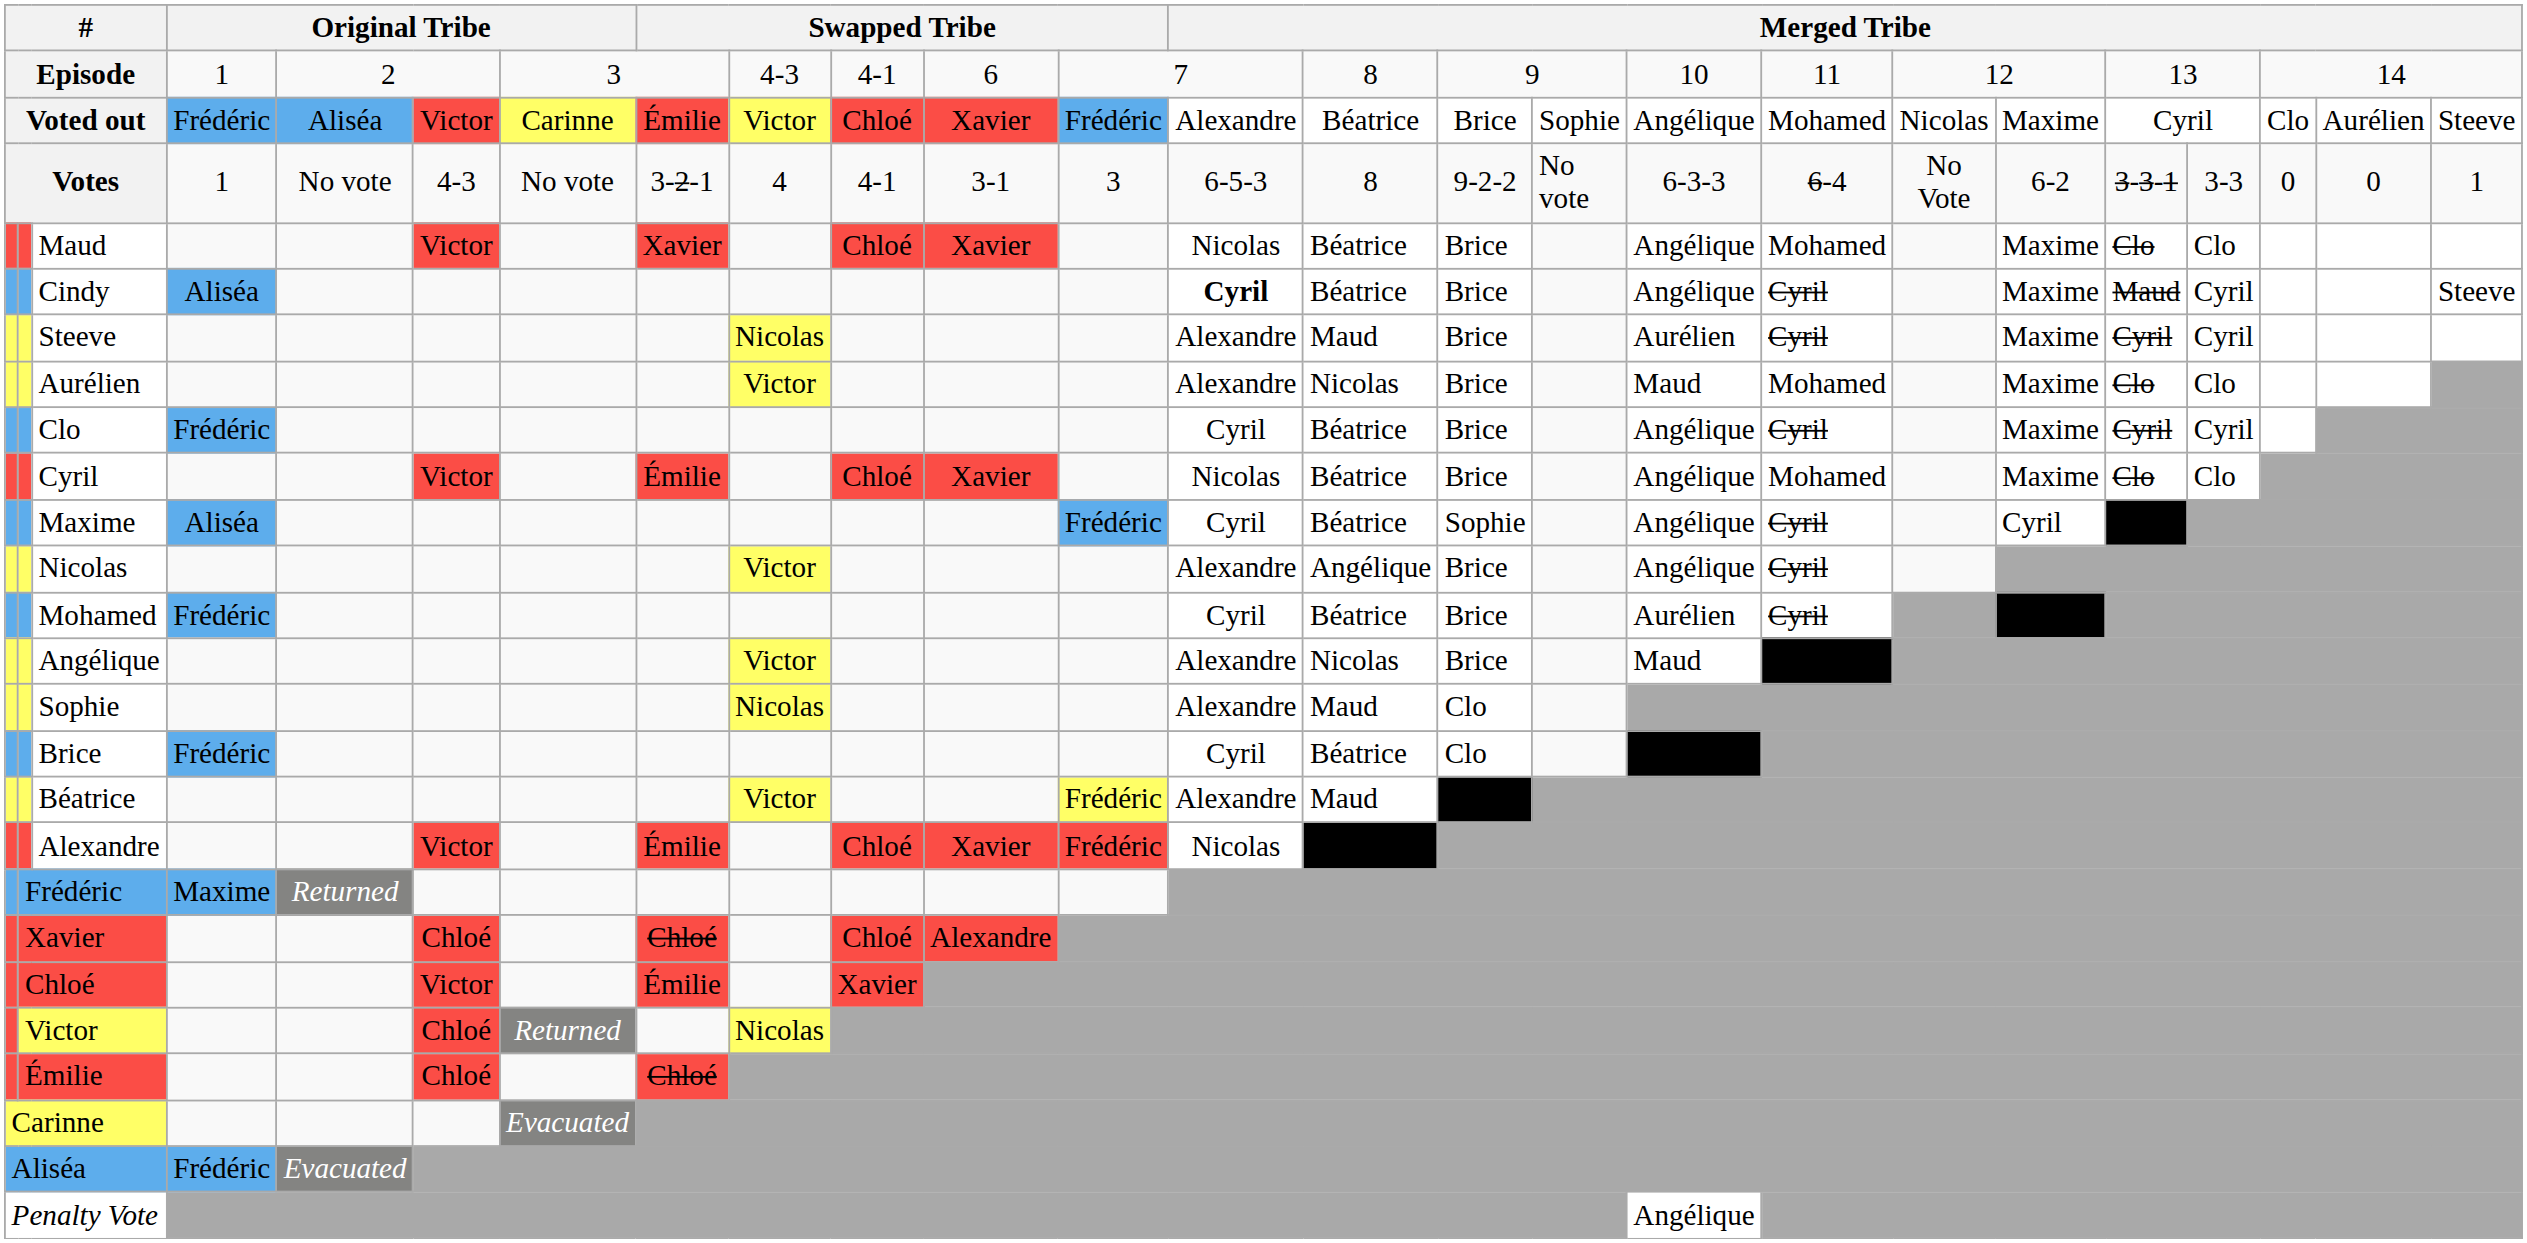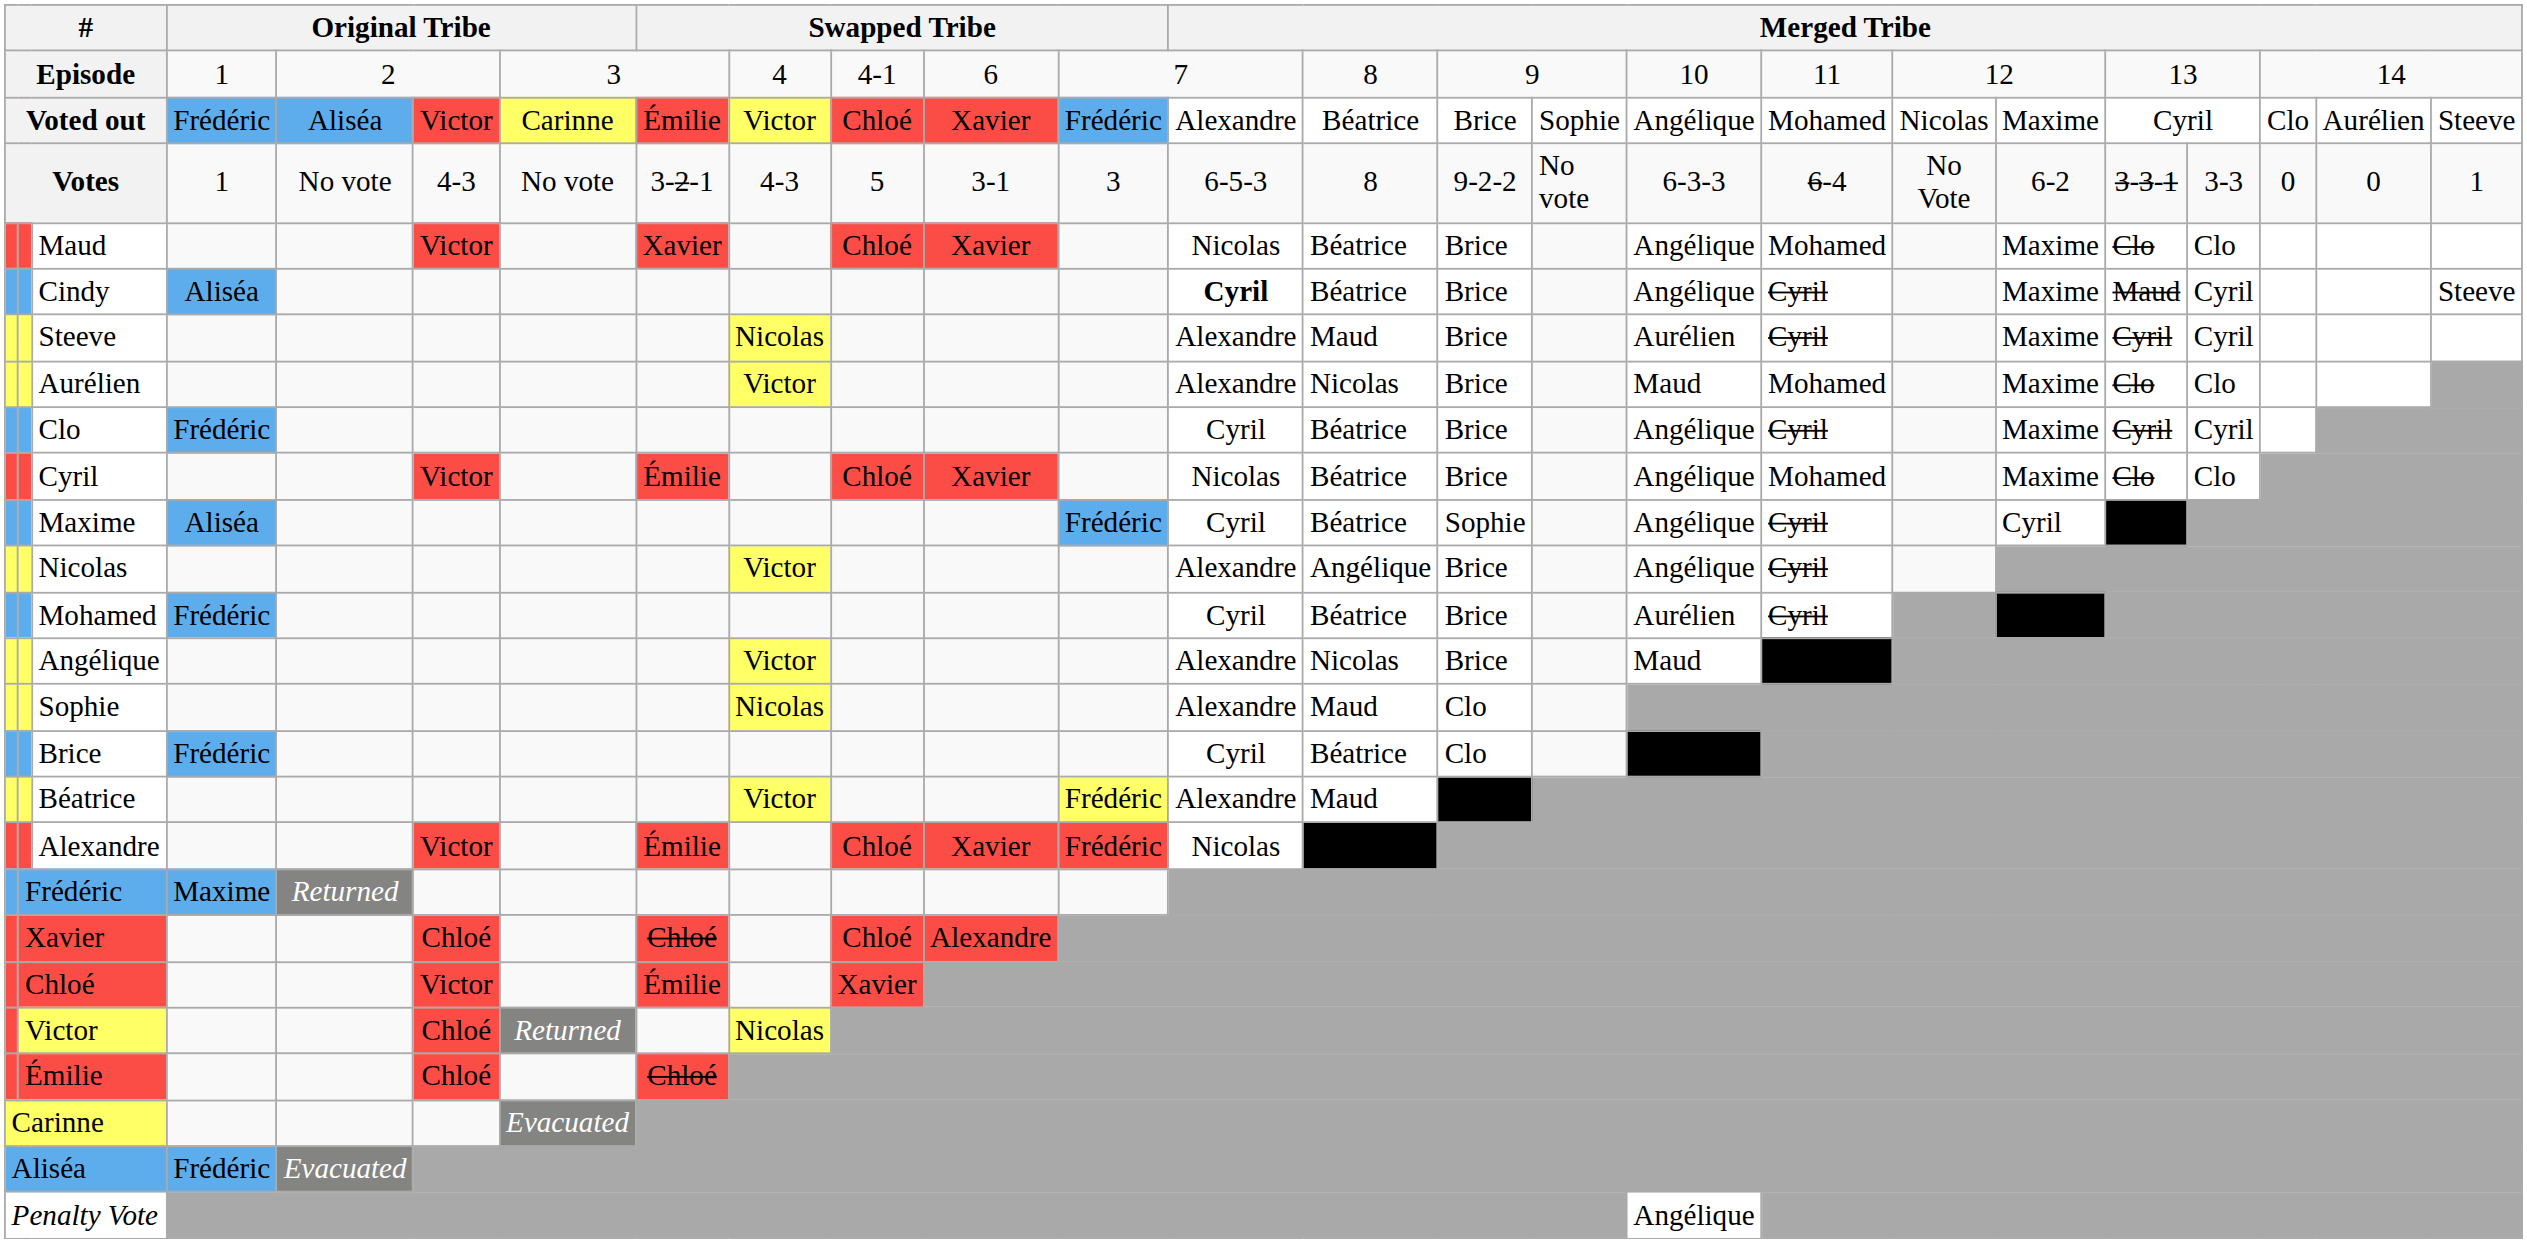(780, 73) 4-3 -> (780, 73) 4
(780, 182) 4 -> (780, 182) 4-3
(877, 182) 4-1 -> (877, 182) 5
